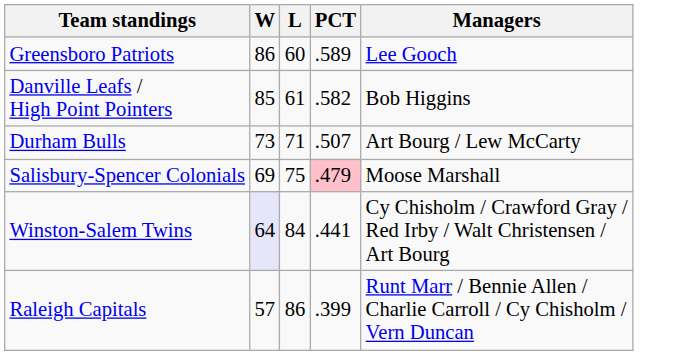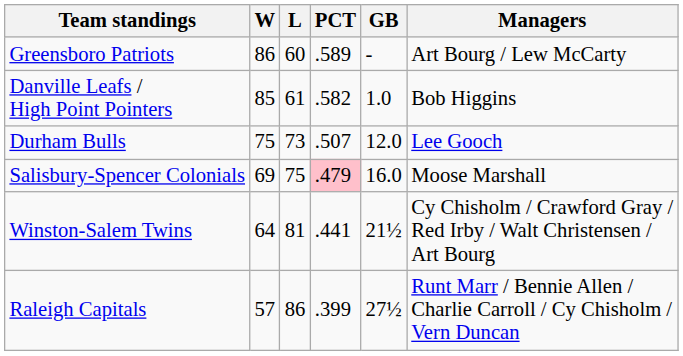+ column: (384, 20)
(411, 53) Lee Gooch -> (519, 53) Art Bourg / Lew McCarty
(265, 142) 73 -> (265, 142) 75
(295, 142) 71 -> (295, 142) 73
(473, 142) Art Bourg / Lew McCarty -> (457, 142) Lee Gooch
(265, 230) lavender background -> (265, 230) no background
(295, 230) 84 -> (295, 230) 81
